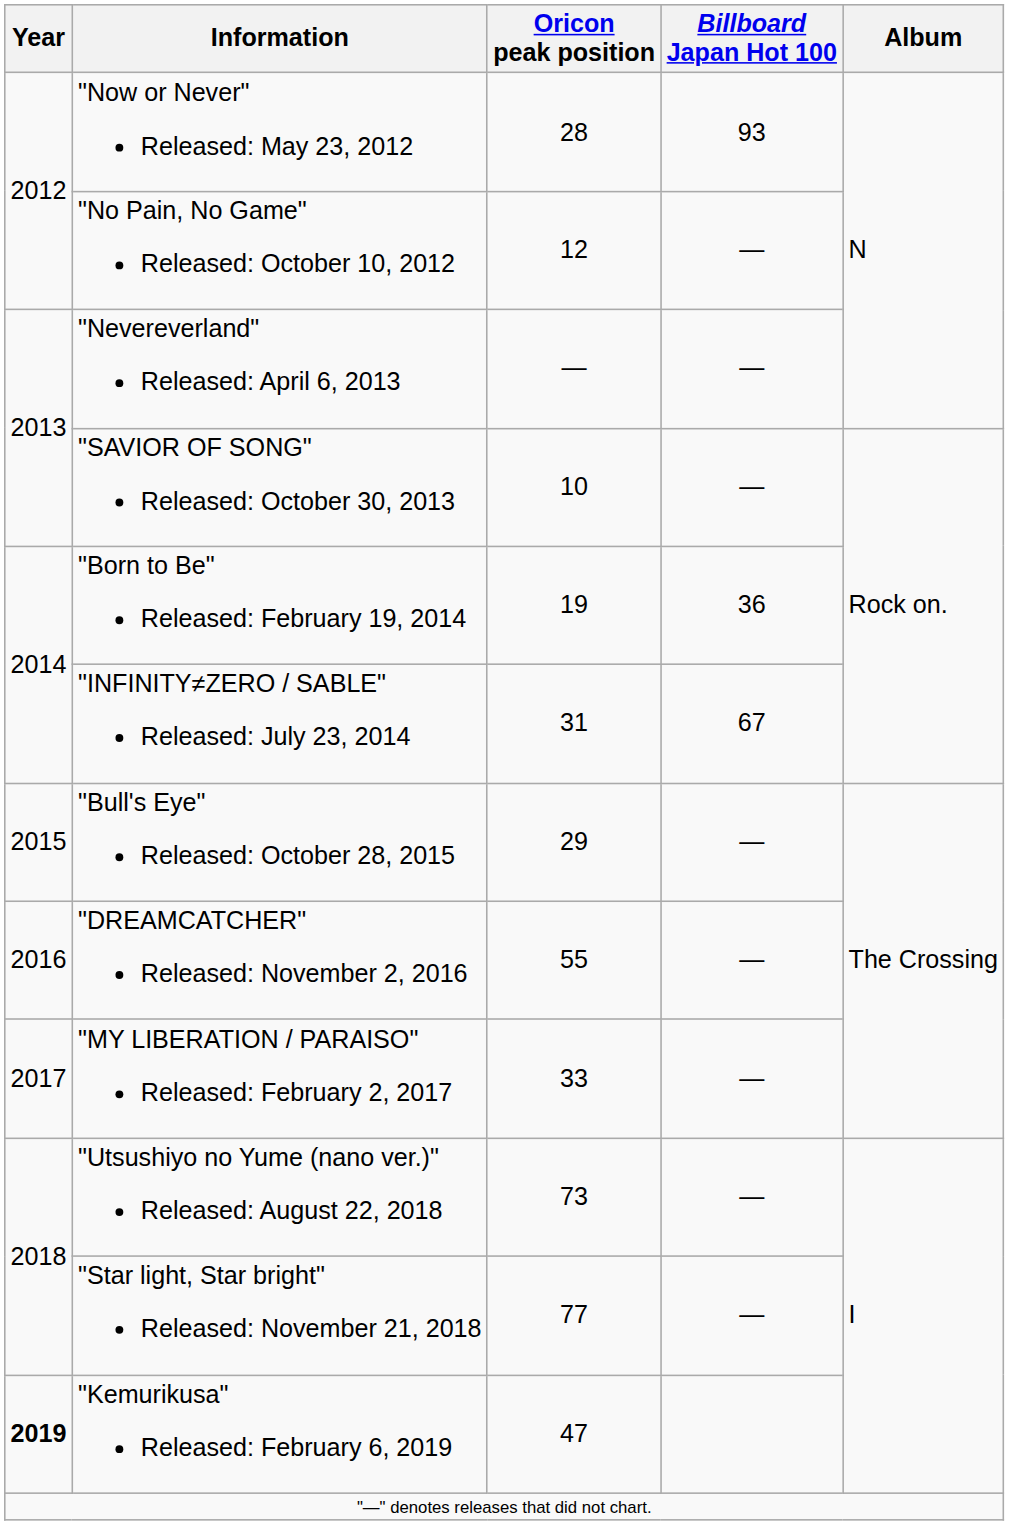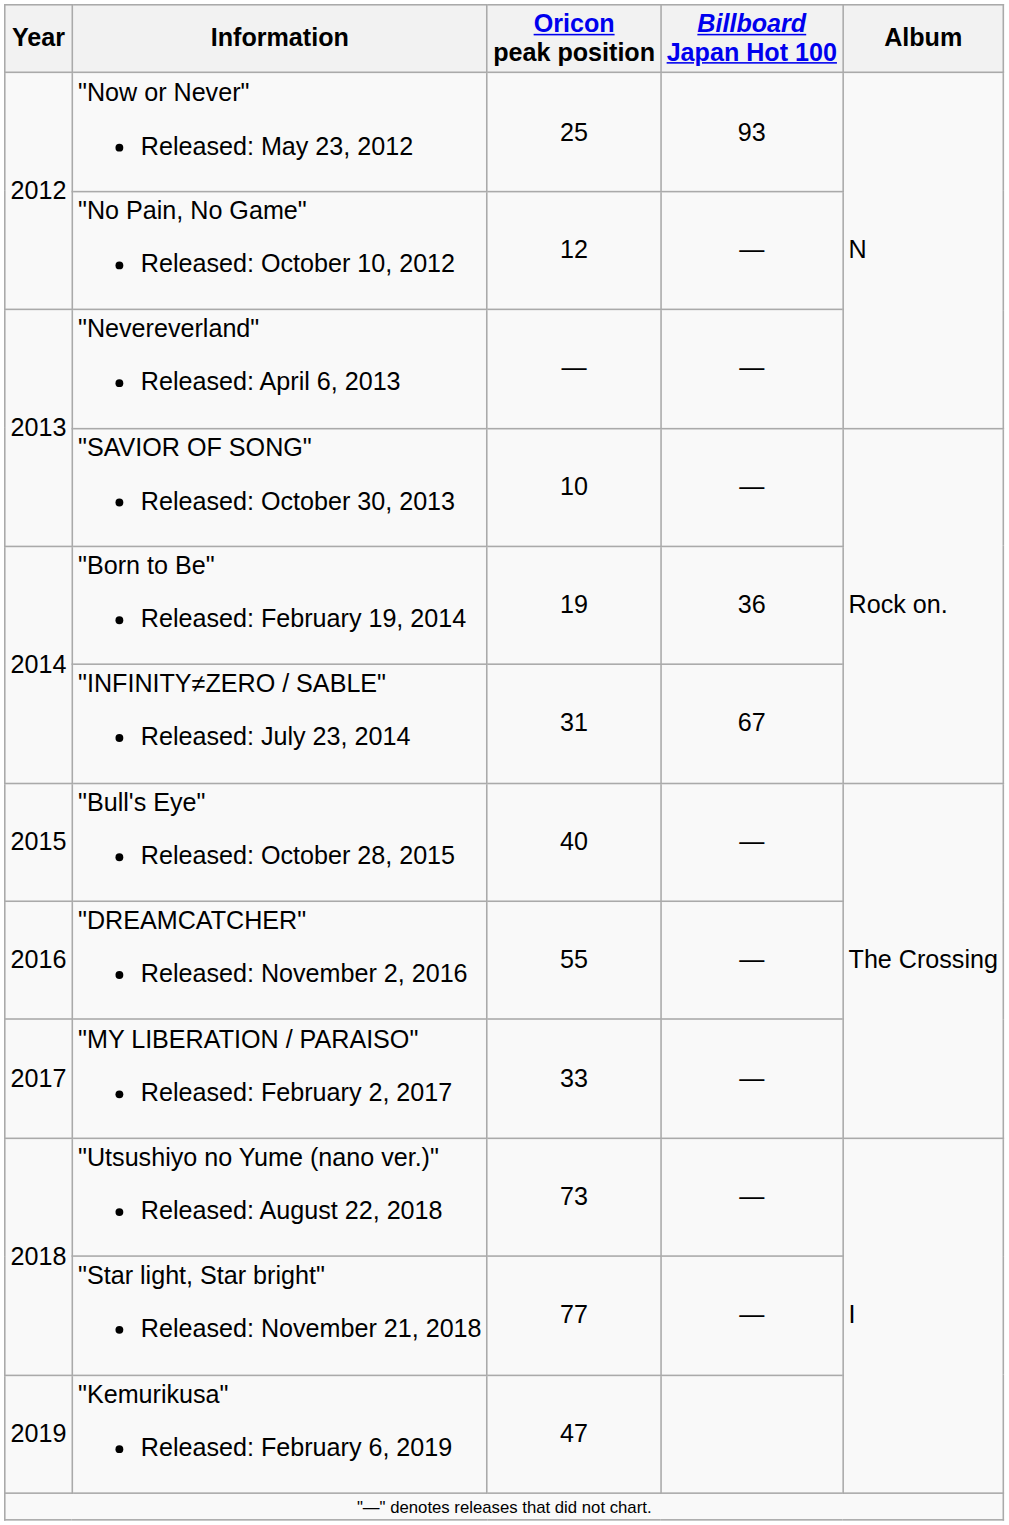(574, 131) 28 -> (574, 131) 25
(574, 841) 29 -> (574, 841) 40
(39, 1433) bold -> (39, 1433) normal
